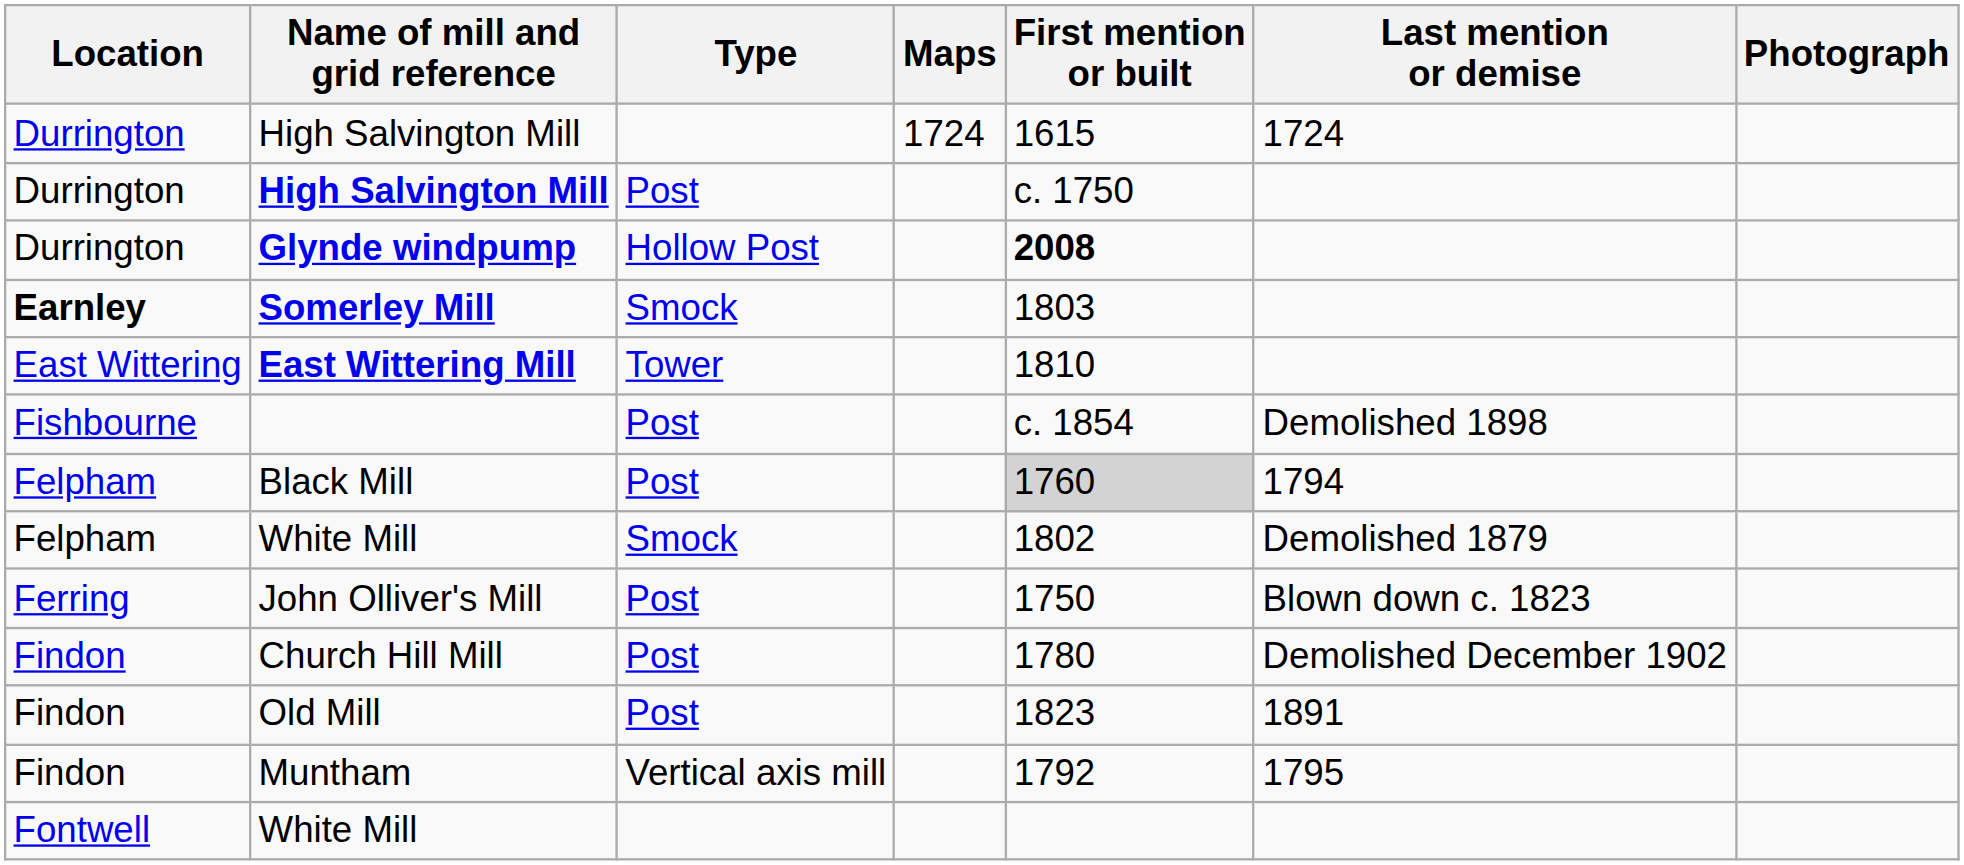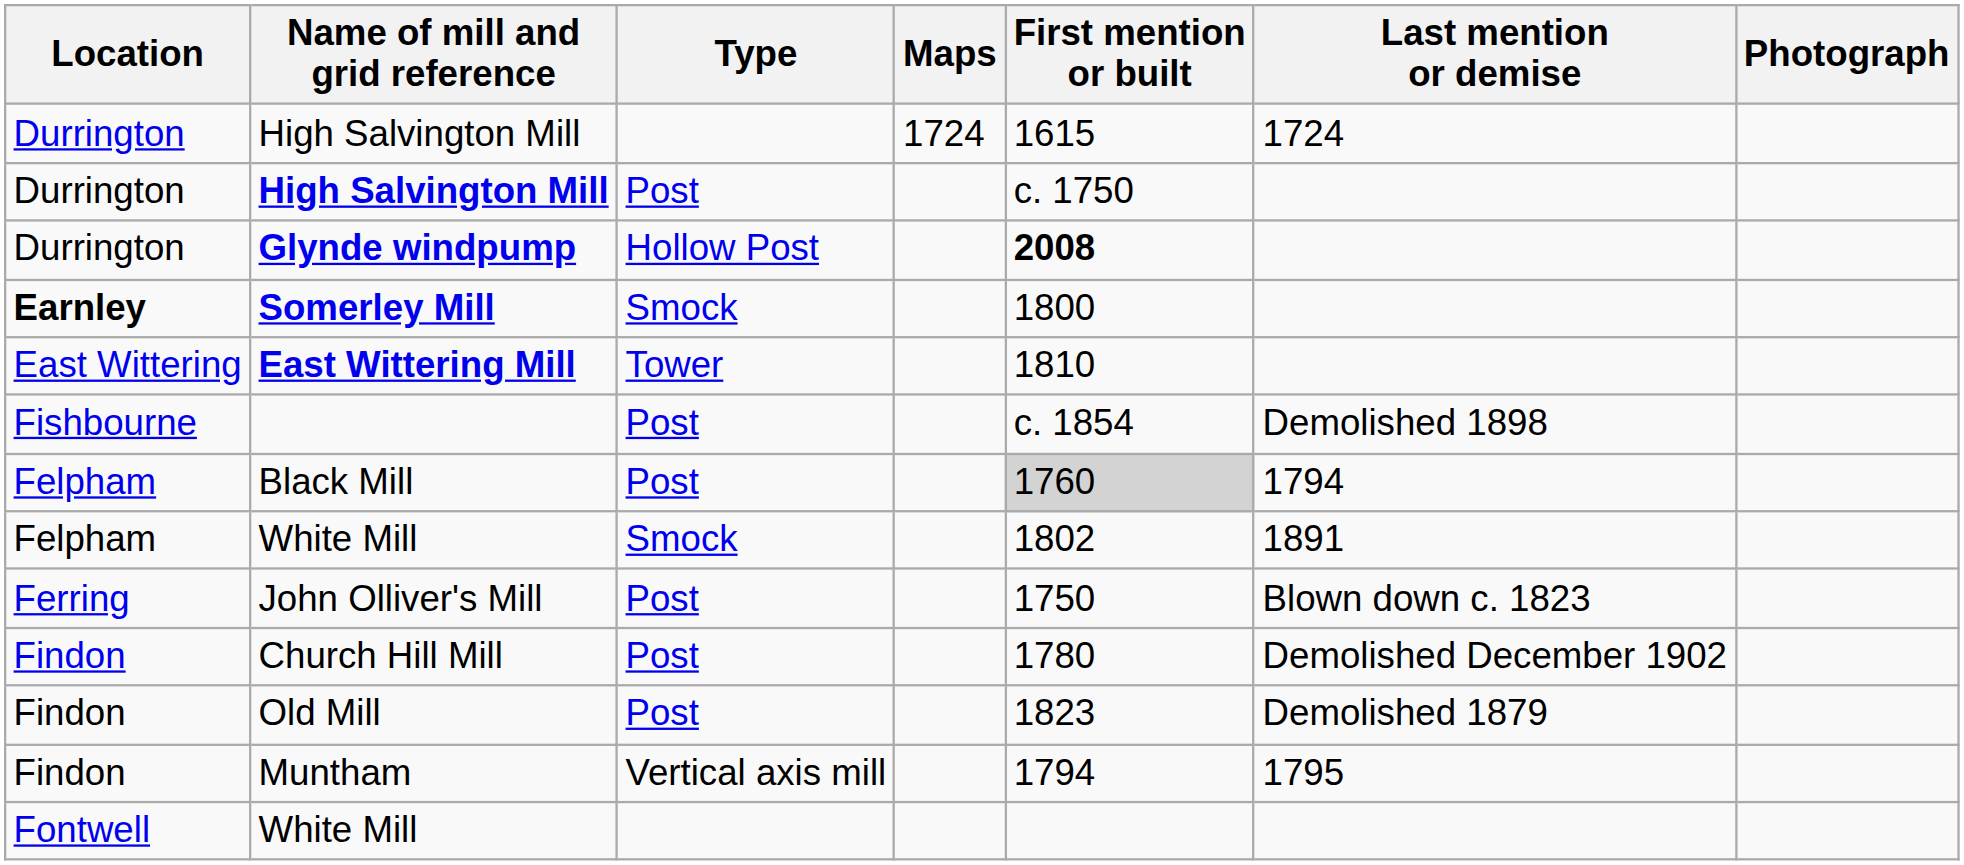(1054, 307) 1803 -> (1054, 307) 1800
(1405, 539) Demolished 1879 -> (1303, 539) 1891
(1303, 713) 1891 -> (1405, 713) Demolished 1879
(1054, 772) 1792 -> (1054, 772) 1794
